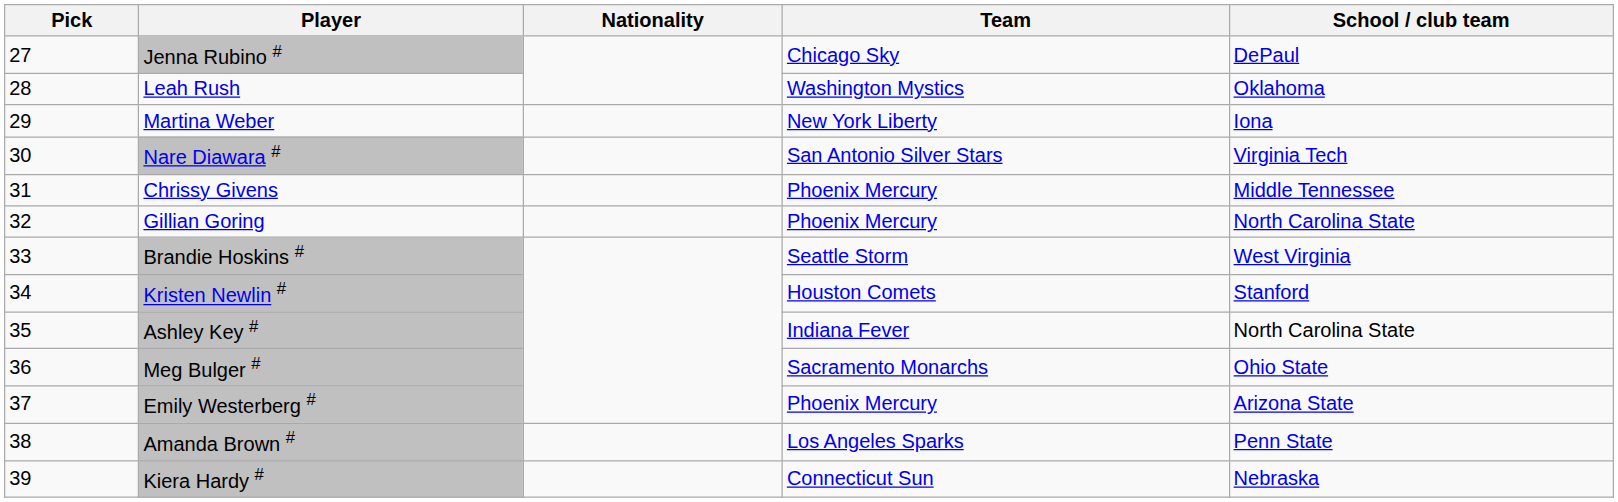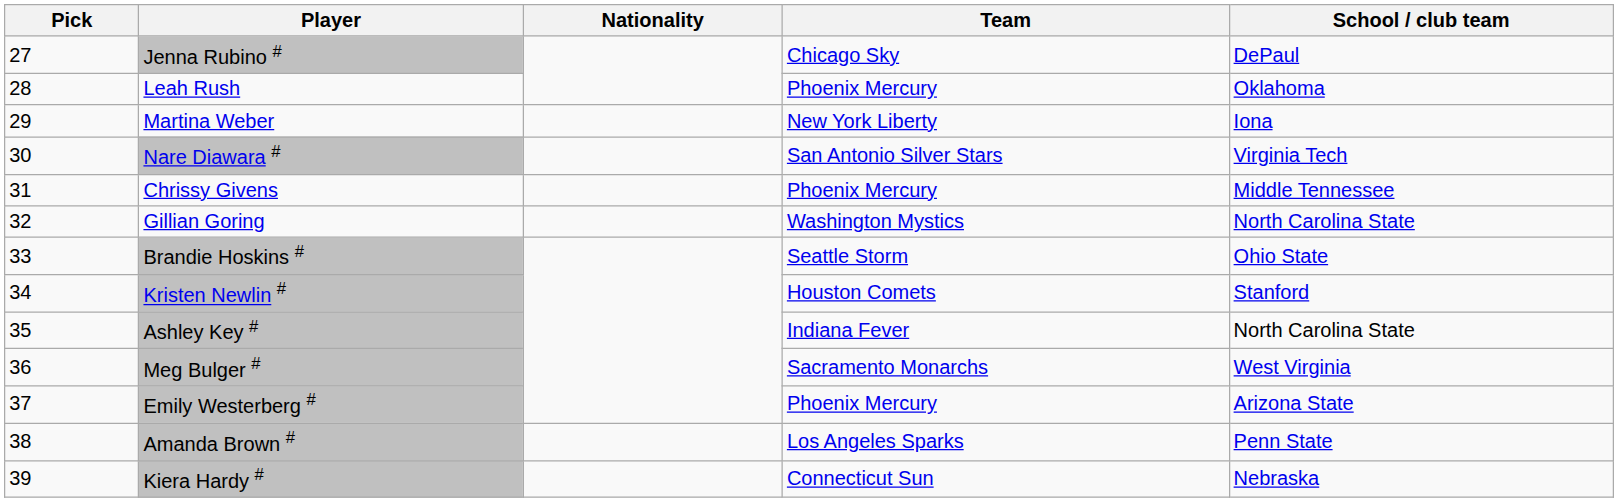(875, 89) Washington Mystics -> (862, 89) Phoenix Mercury
(862, 221) Phoenix Mercury -> (875, 221) Washington Mystics
(1292, 255) West Virginia -> (1281, 255) Ohio State
(1281, 367) Ohio State -> (1292, 367) West Virginia
